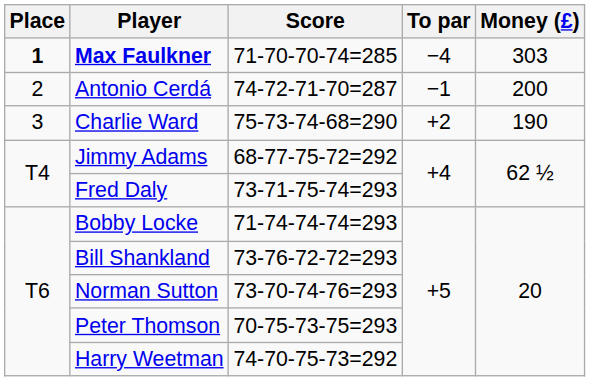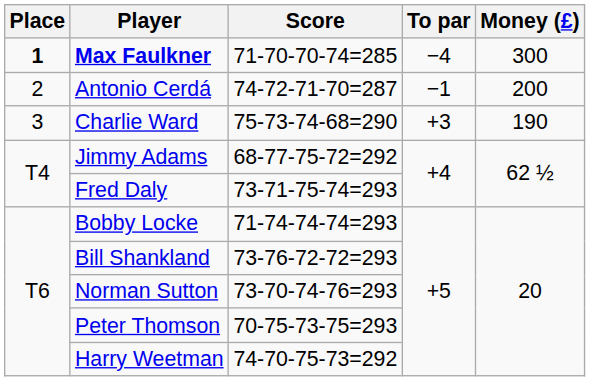(530, 55) 303 -> (530, 55) 300
(439, 122) +2 -> (439, 122) +3
